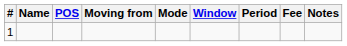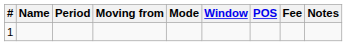columns swapped: (67, 14) <-> (259, 14)
